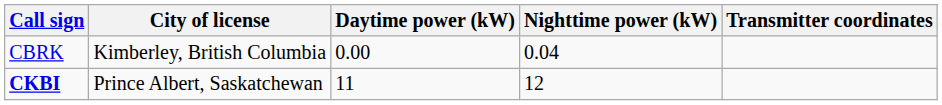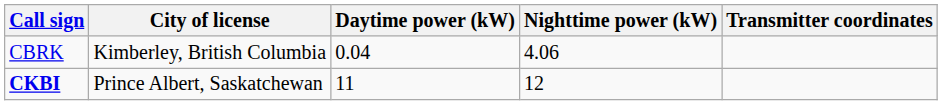(353, 52) 0.00 -> (353, 52) 0.04
(542, 52) 0.04 -> (542, 52) 4.06
